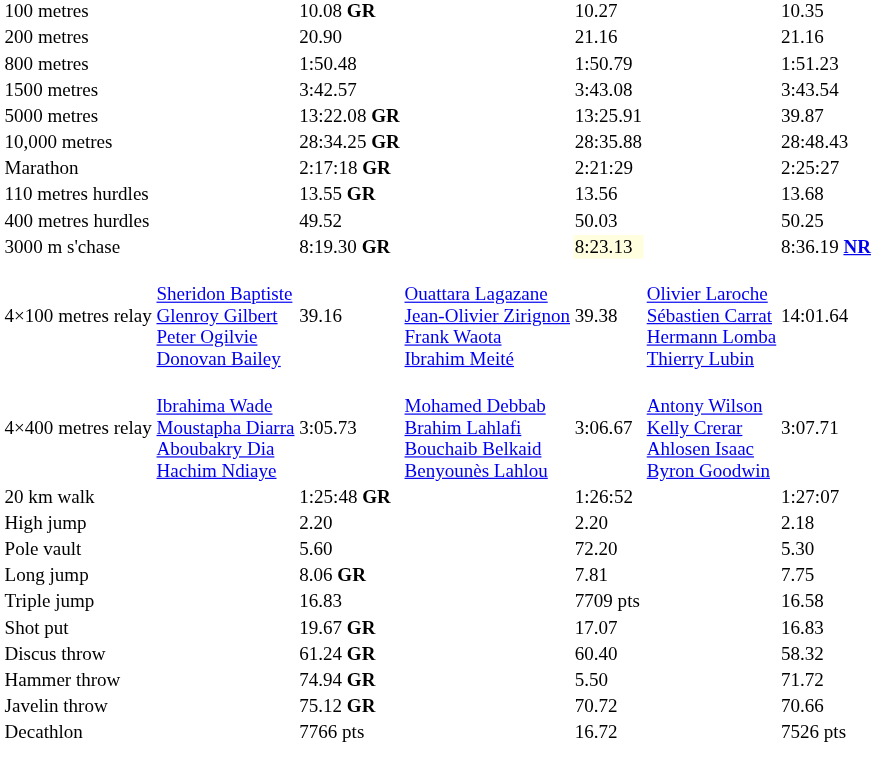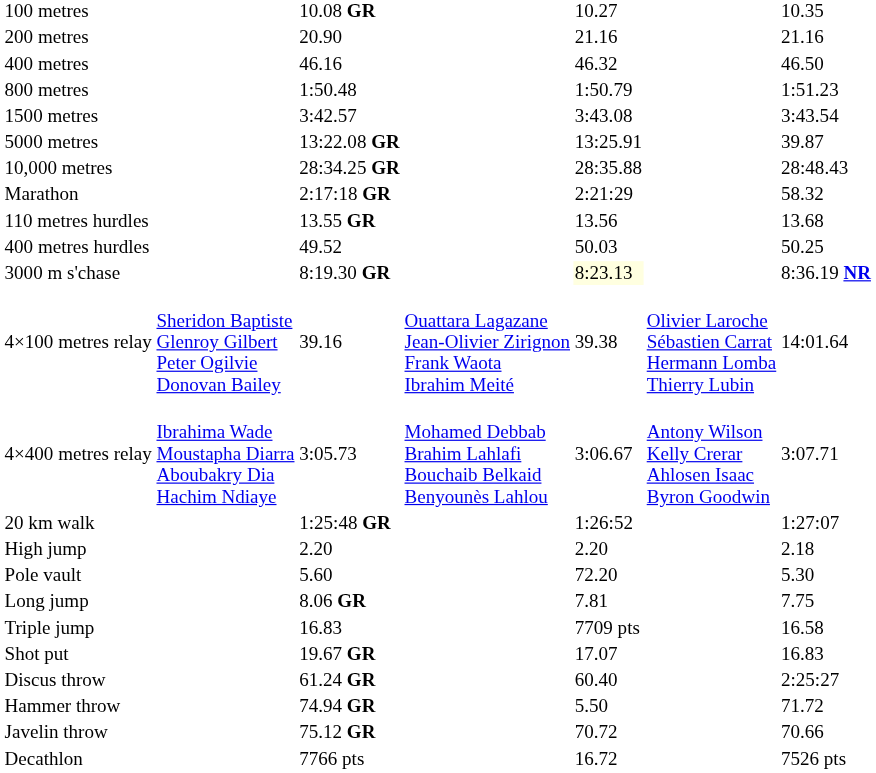+ row: (47, 63)
(810, 168) 2:25:27 -> (802, 194) 58.32
(802, 653) 58.32 -> (810, 679) 2:25:27
